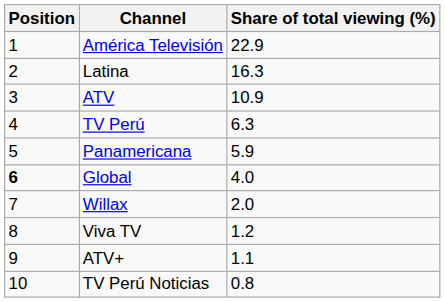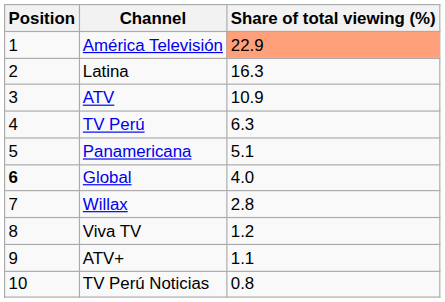(247, 45) no background -> (247, 45) lightsalmon background
(243, 151) 5.9 -> (243, 151) 5.1
(243, 205) 2.0 -> (243, 205) 2.8
